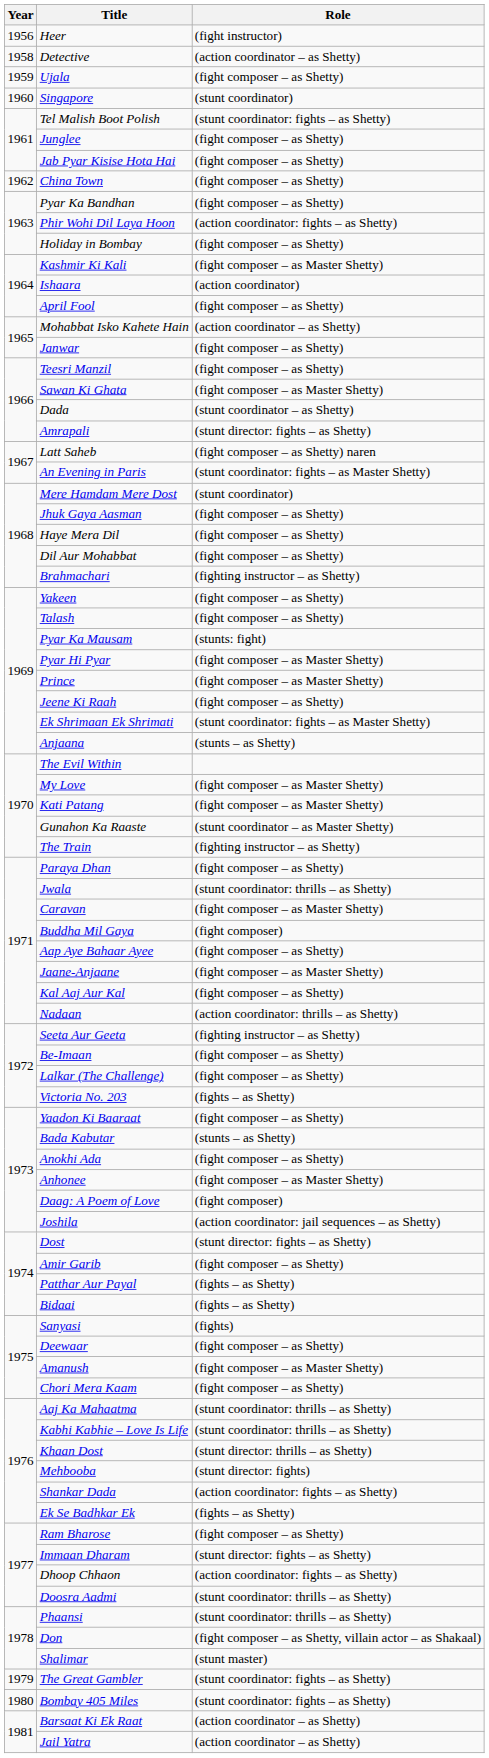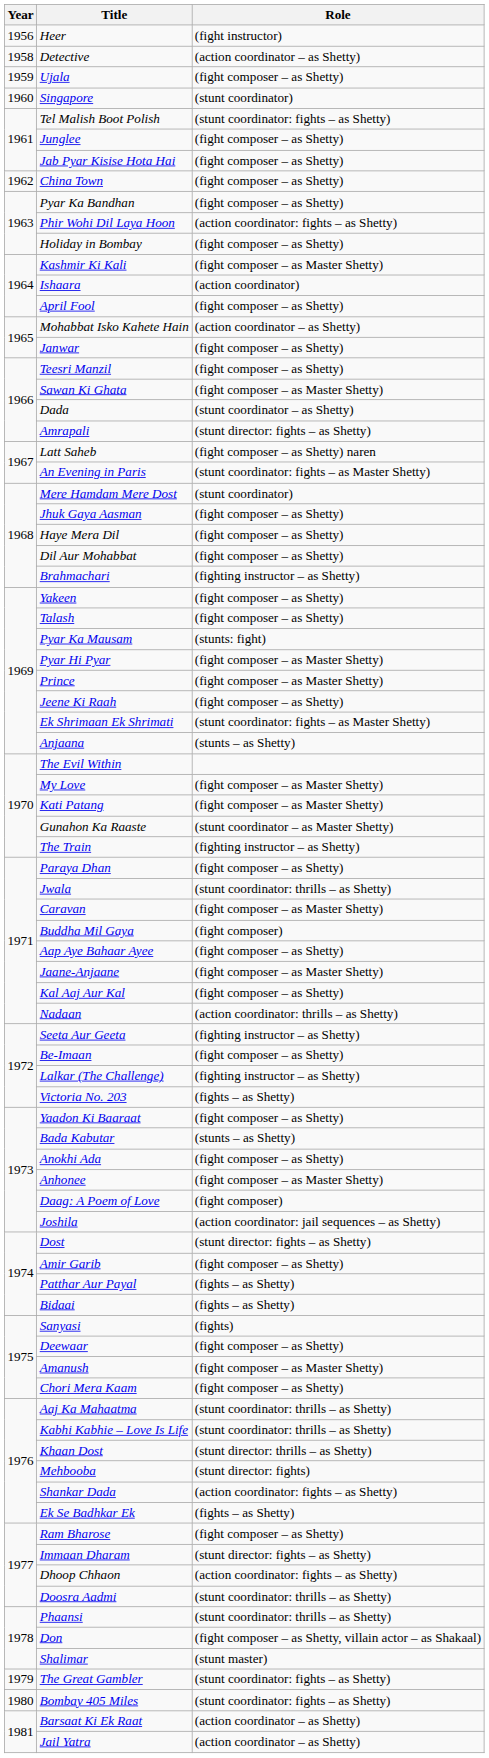(269, 1076) (fight composer – as Shetty) -> (277, 1076) (fighting instructor – as Shetty)
